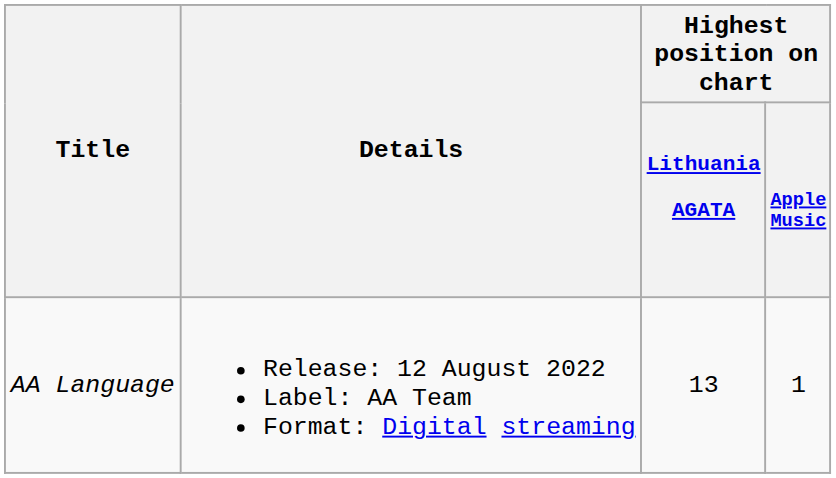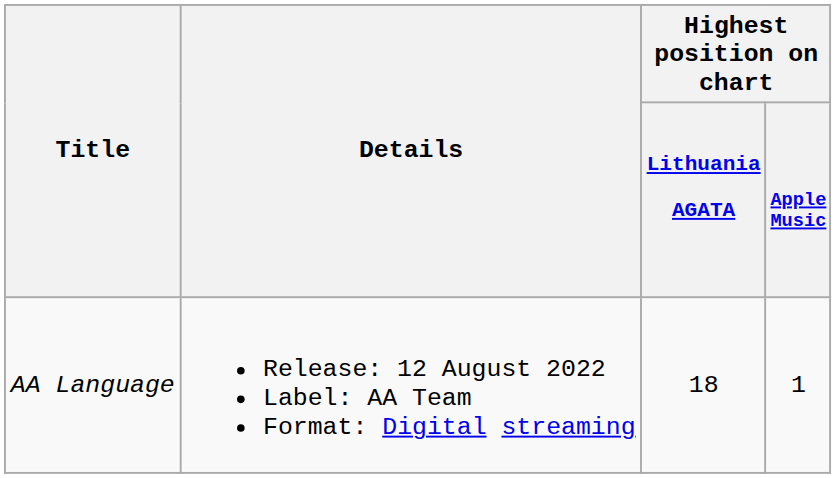(704, 384) 13 -> (704, 384) 18
